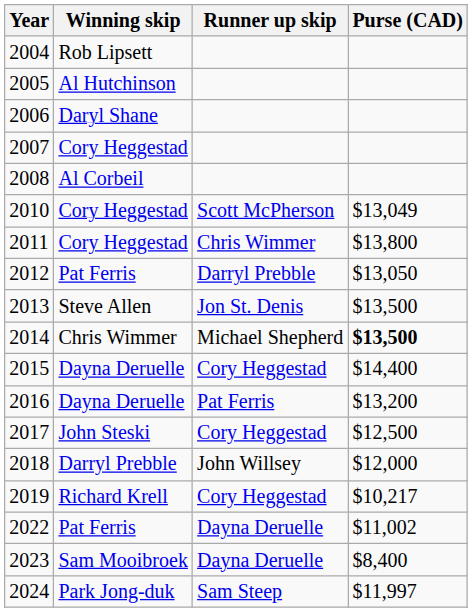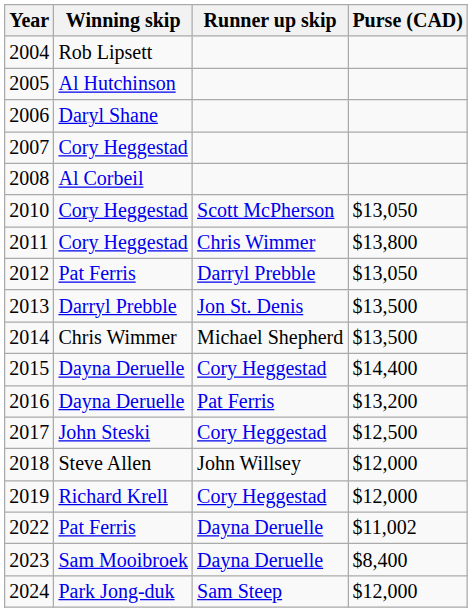(385, 210) $13,049 -> (385, 210) $13,050
(105, 305) Steve Allen -> (118, 305) Darryl Prebble
(385, 337) bold -> (385, 337) normal
(118, 464) Darryl Prebble -> (105, 464) Steve Allen
(385, 496) $10,217 -> (385, 496) $12,000
(385, 591) $11,997 -> (385, 591) $12,000
